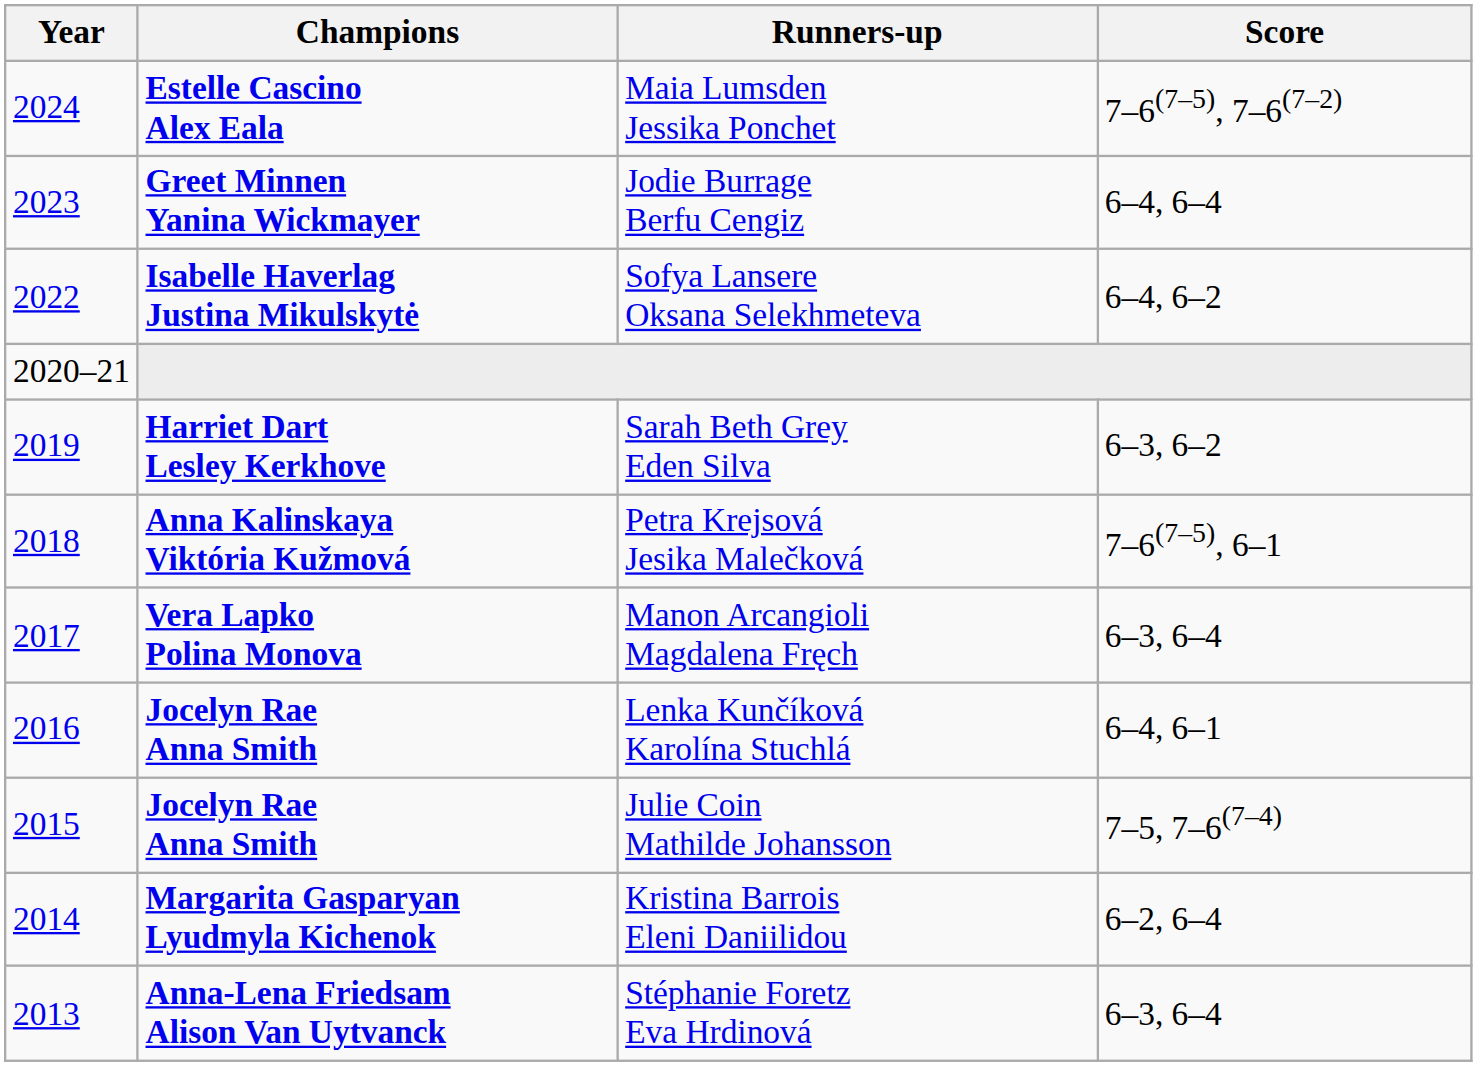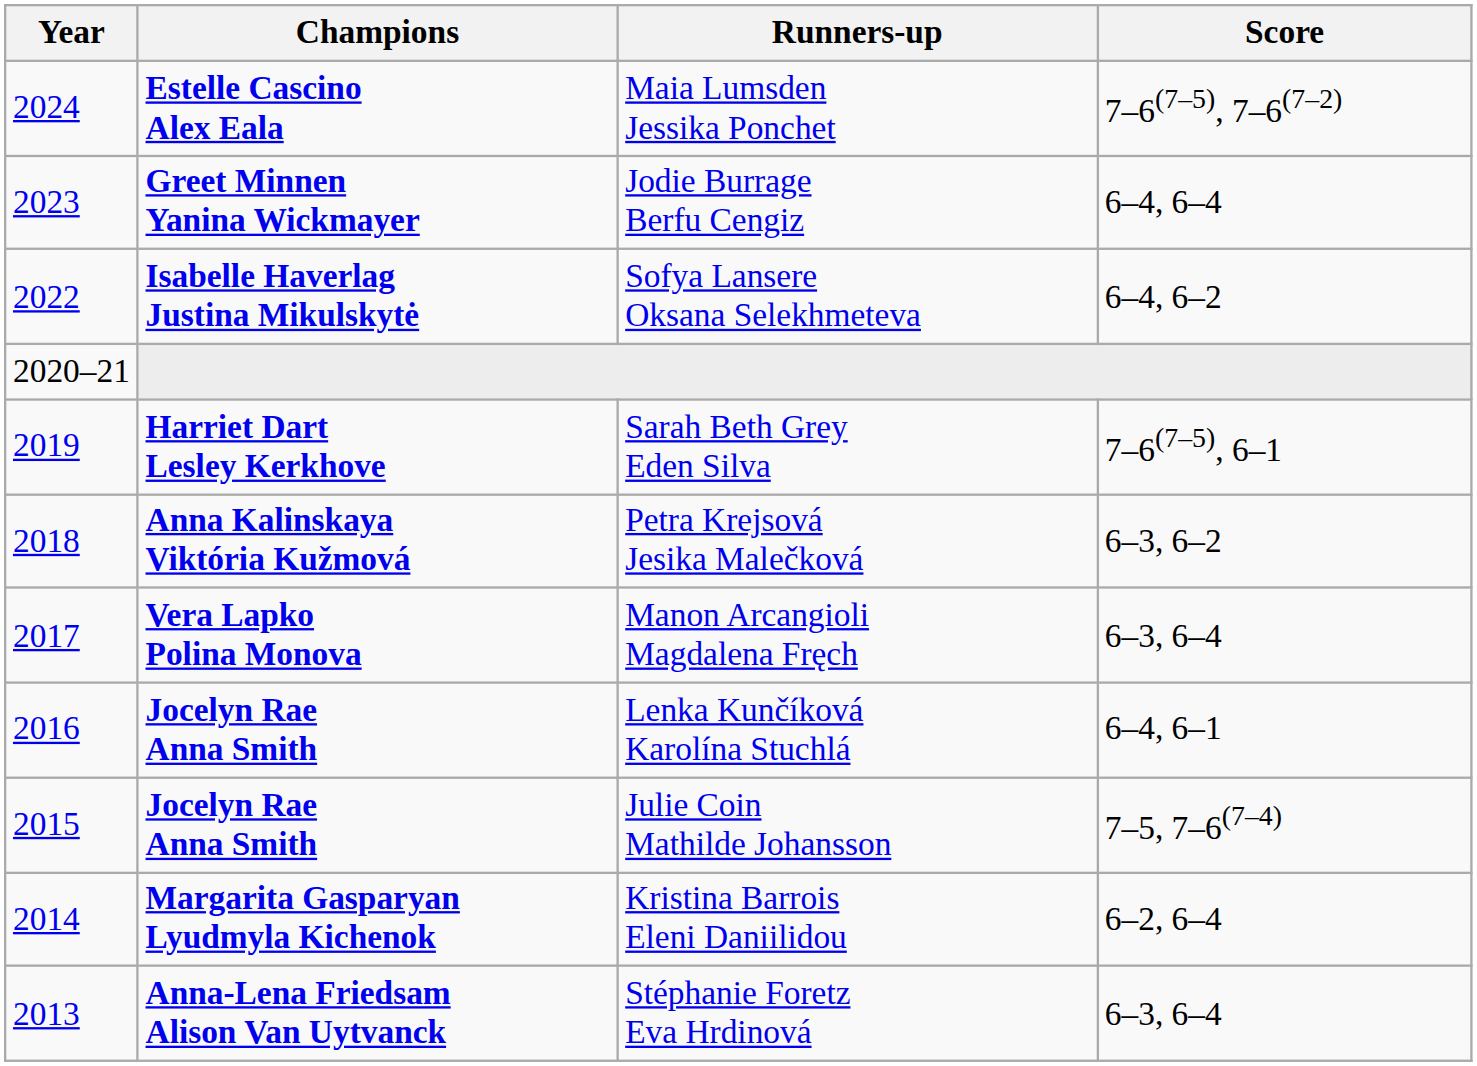(1163, 445) 6–3, 6–2 -> (1193, 445) 7–6(7–5), 6–1
(1193, 540) 7–6(7–5), 6–1 -> (1163, 540) 6–3, 6–2
